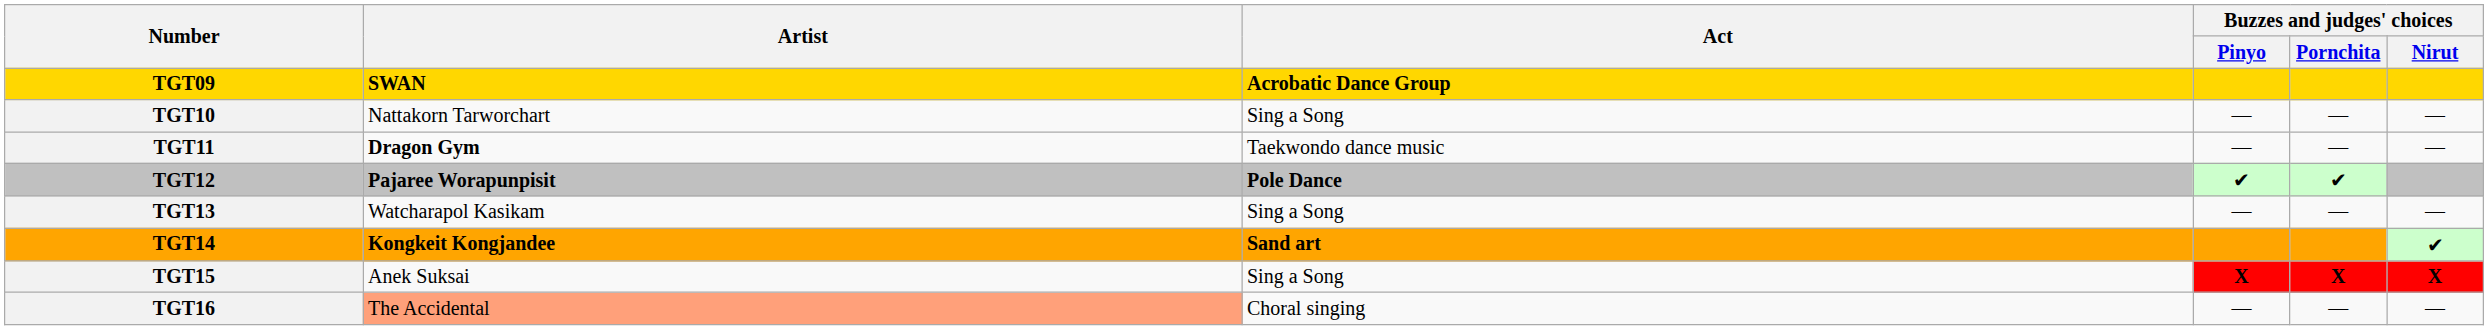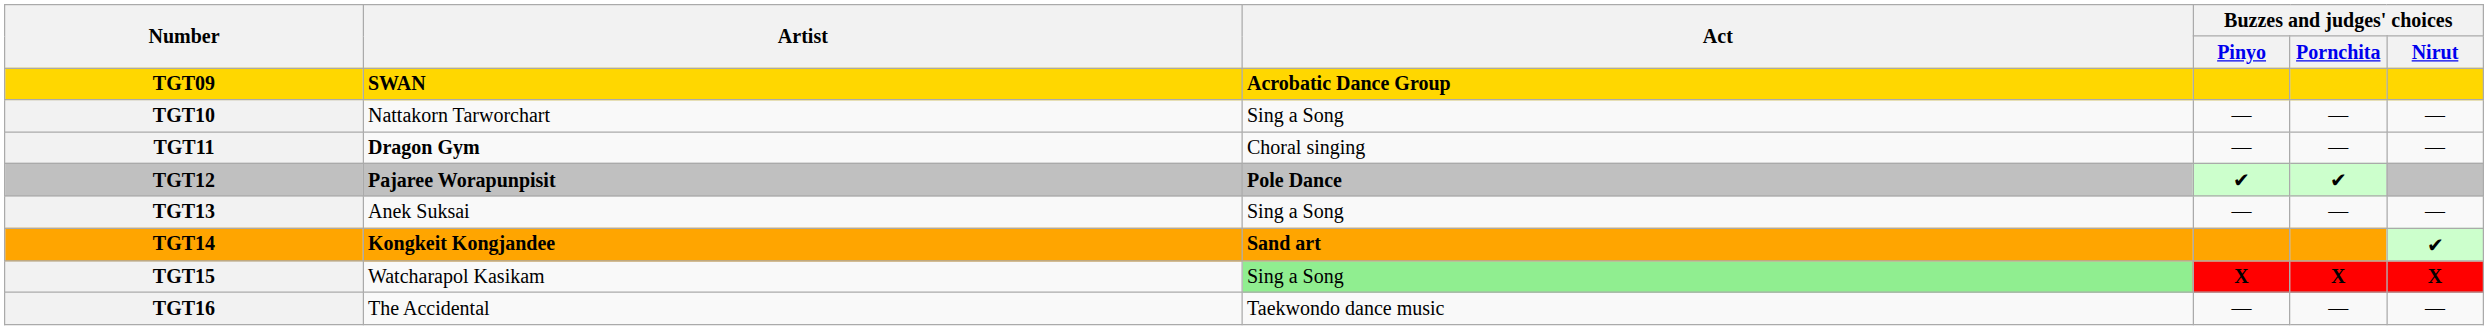(1346, 147) Taekwondo dance music -> (1306, 147) Choral singing
(456, 211) Watcharapol Kasikam -> (419, 211) Anek Suksai
(419, 276) Anek Suksai -> (456, 276) Watcharapol Kasikam
(1295, 276) no background -> (1295, 276) lightgreen background
(429, 308) lightsalmon background -> (429, 308) no background
(1306, 308) Choral singing -> (1346, 308) Taekwondo dance music
